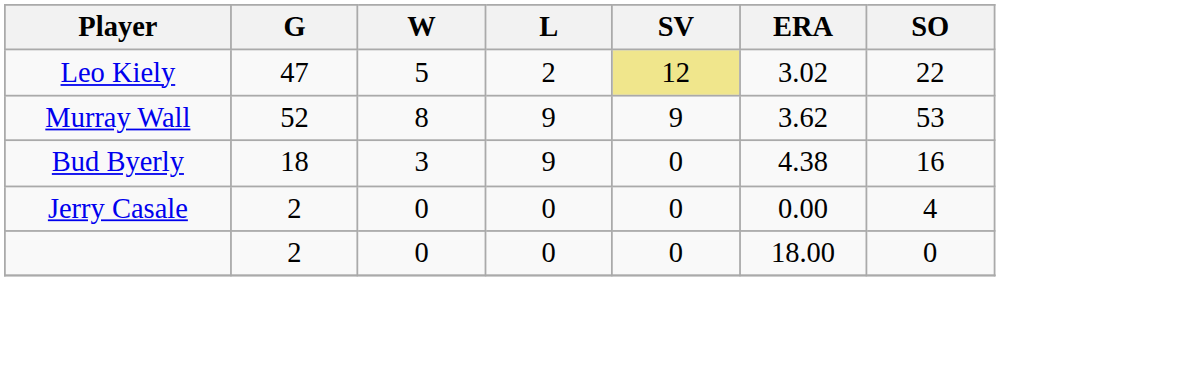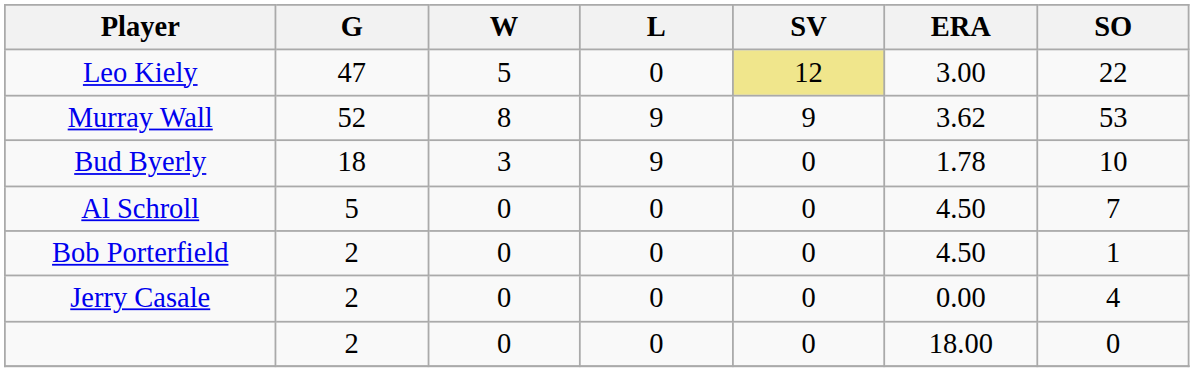(549, 72) 2 -> (656, 72) 0
(803, 72) 3.02 -> (961, 72) 3.00
(803, 162) 4.38 -> (961, 162) 1.78
(930, 162) 16 -> (1113, 162) 10
+ row: (140, 207)
+ row: (140, 252)
